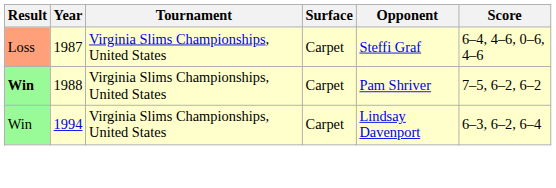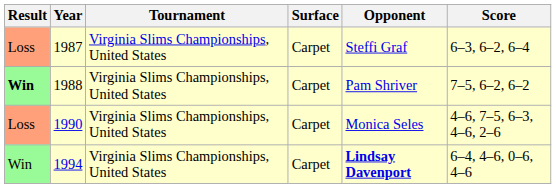(503, 46) 6–4, 4–6, 0–6, 4–6 -> (490, 46) 6–3, 6–2, 6–4
+ row: (68, 124)
(390, 124) normal -> (378, 163) bold
(501, 124) 6–3, 6–2, 6–4 -> (492, 163) 6–4, 4–6, 0–6, 4–6
